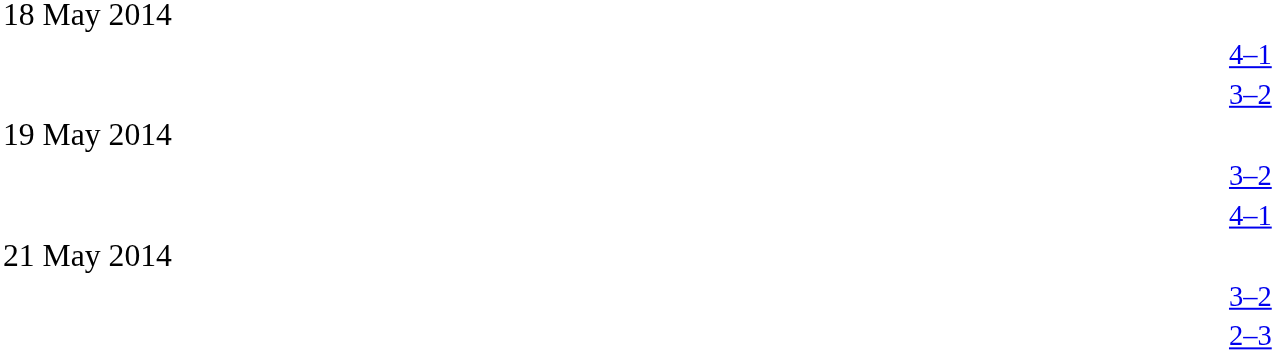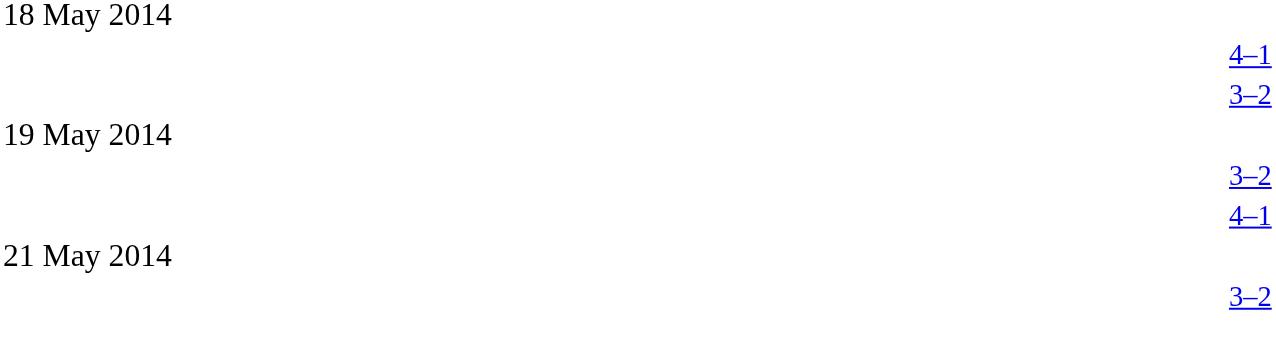- row: (521, 336)
